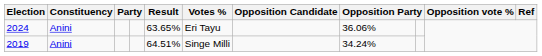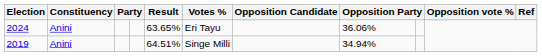(359, 43) 34.24% -> (359, 43) 34.94%
